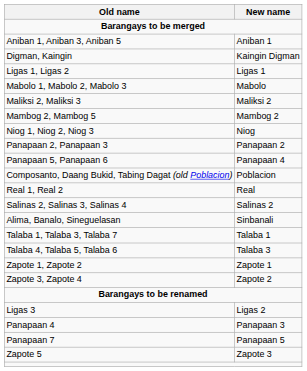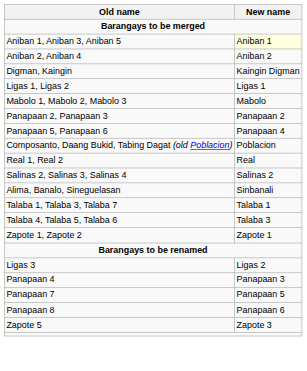(254, 42) no background -> (254, 42) lightyellow background
+ row: (44, 56)
- row: (44, 101)
- row: (51, 116)
- row: (50, 131)
- row: (44, 280)
+ row: (30, 310)
